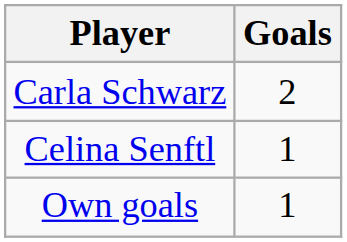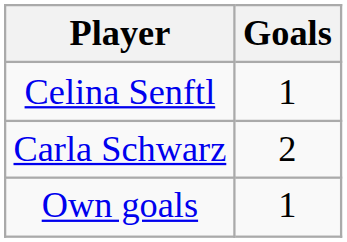rows swapped: (120, 90) <-> (120, 148)
